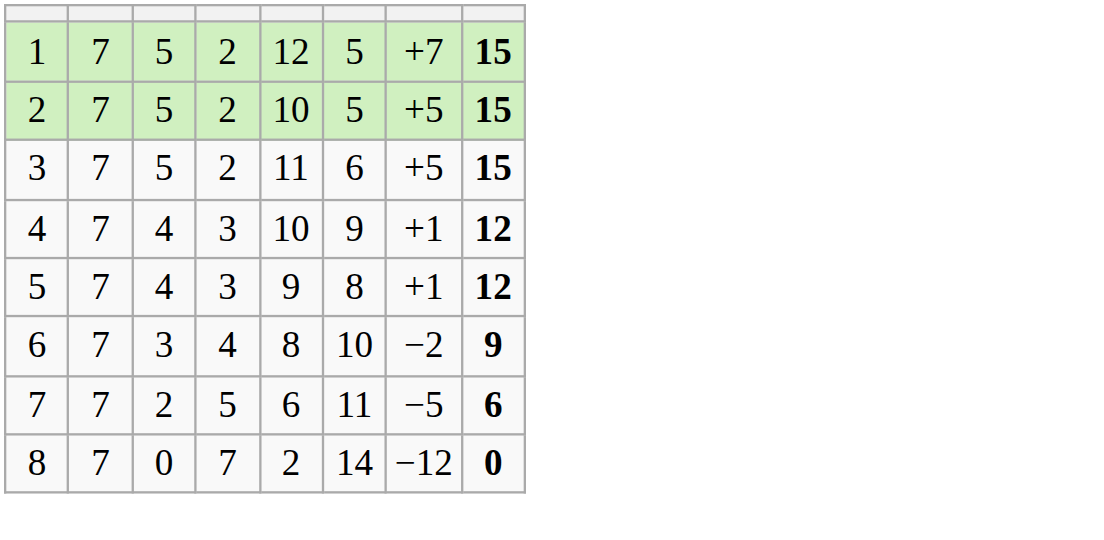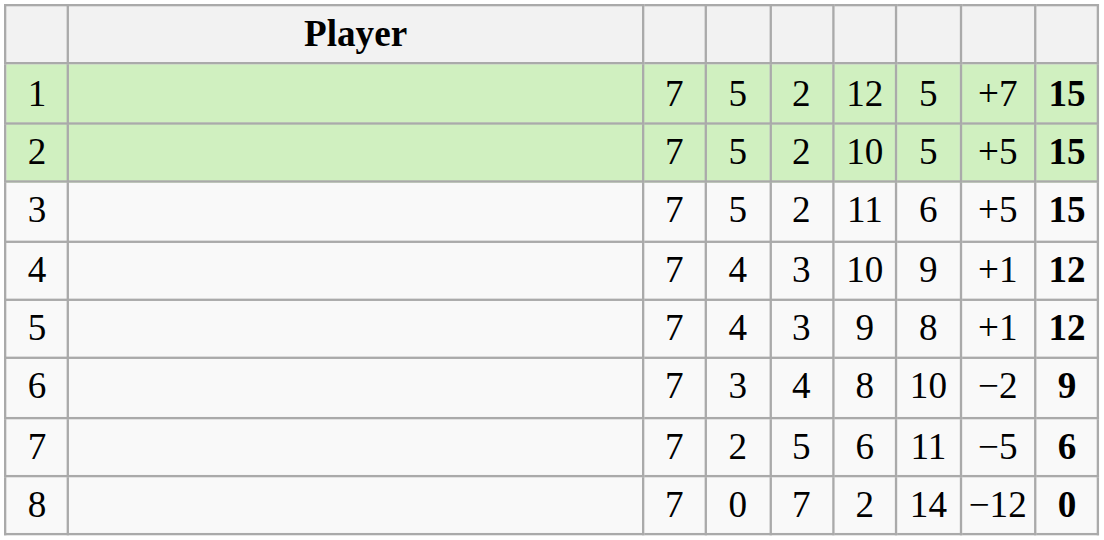+ column: (356, 33)
